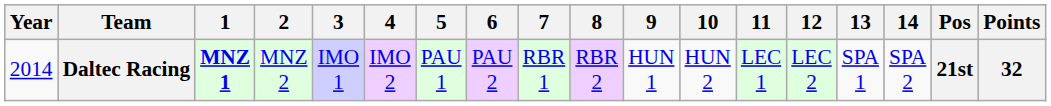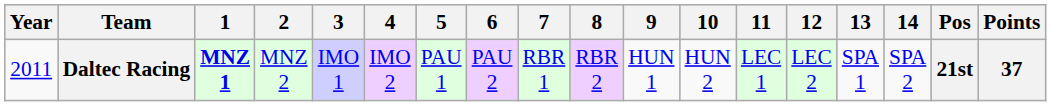(31, 69) 2014 -> (31, 69) 2011
(1012, 69) 32 -> (1012, 69) 37
